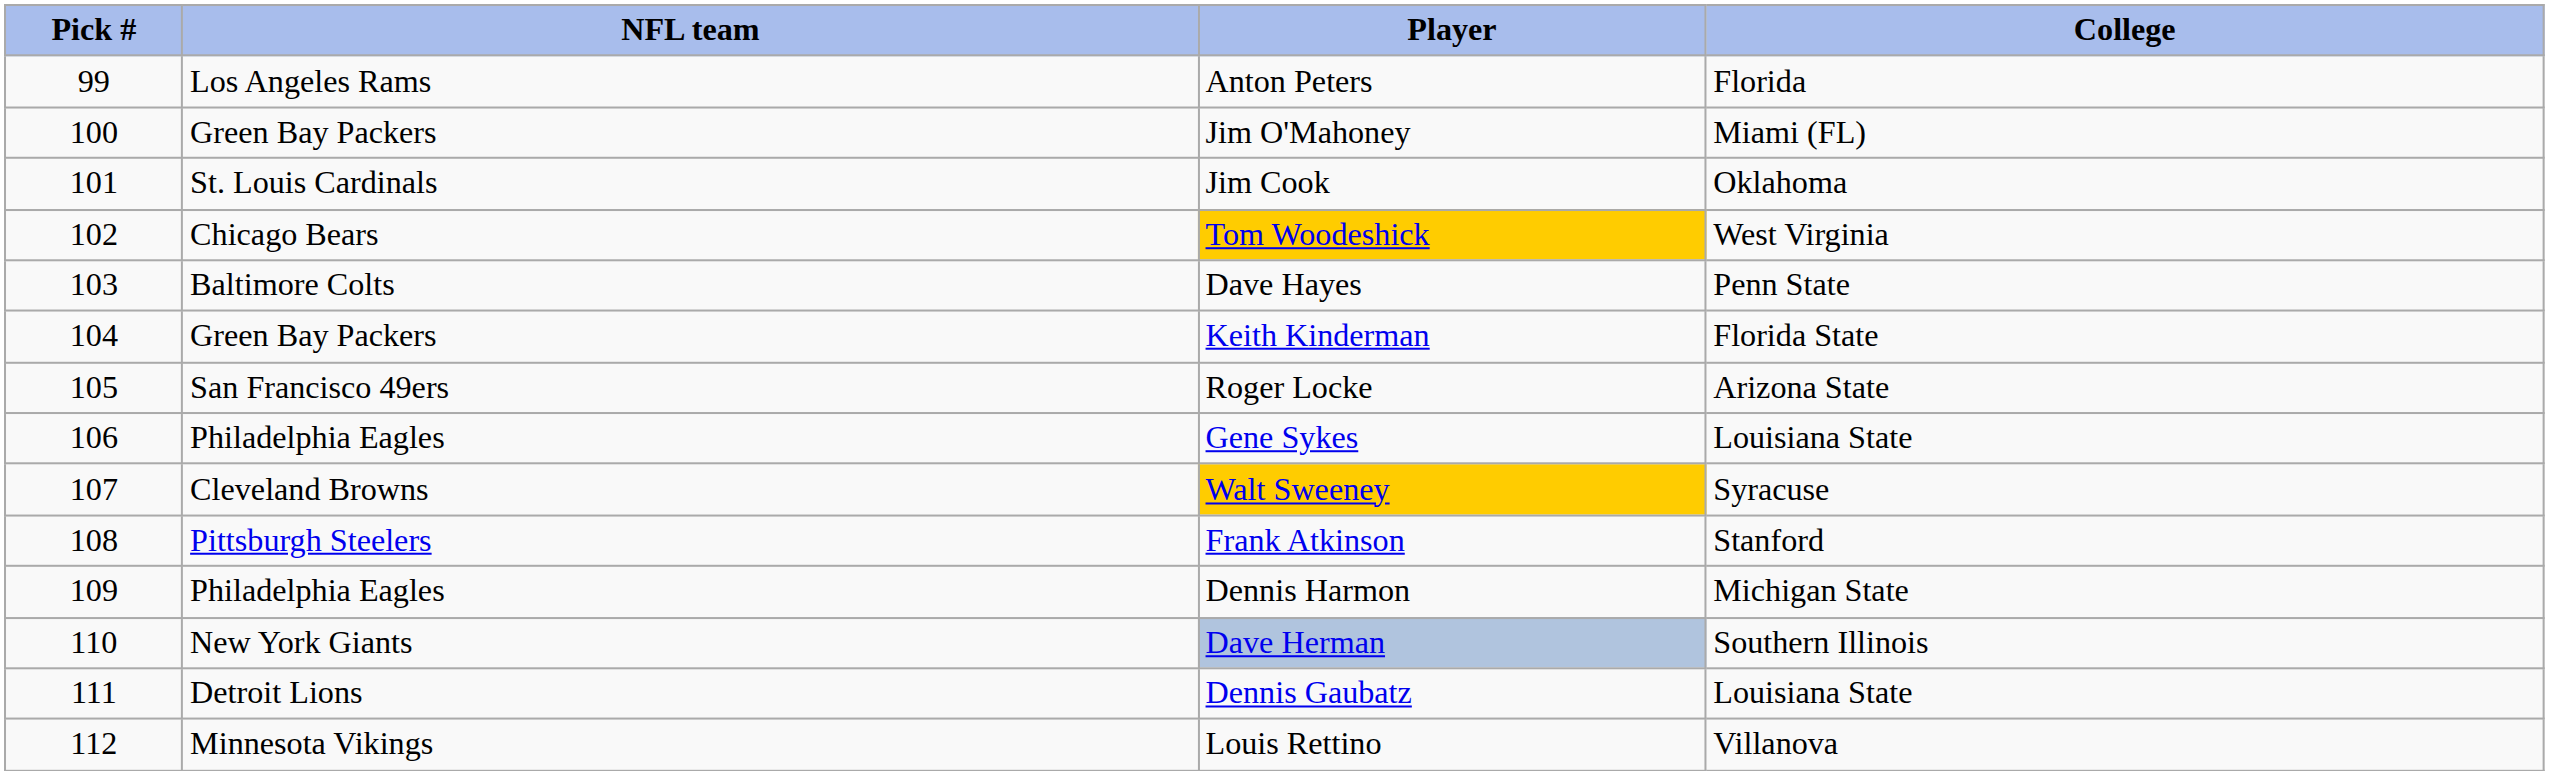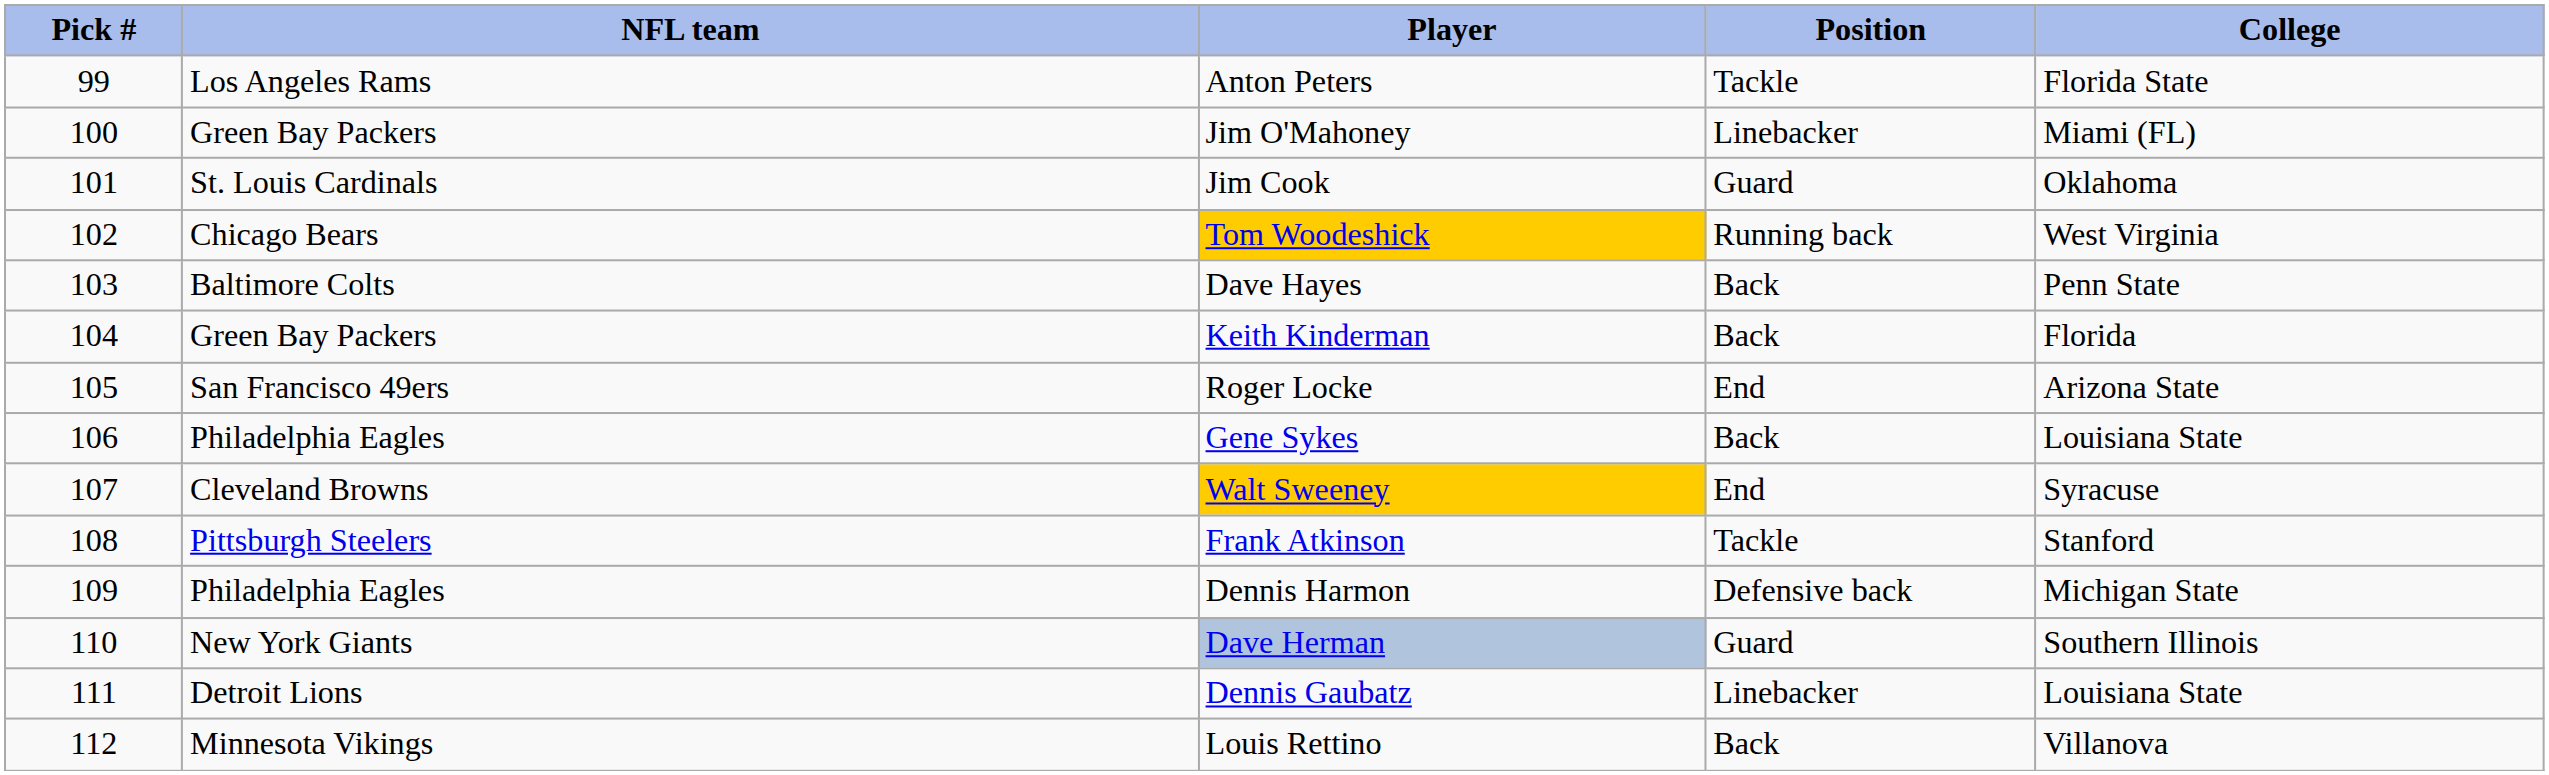+ column: (1871, 30)
(1760, 81) Florida -> (2126, 81) Florida State
(1796, 336) Florida State -> (2090, 336) Florida
